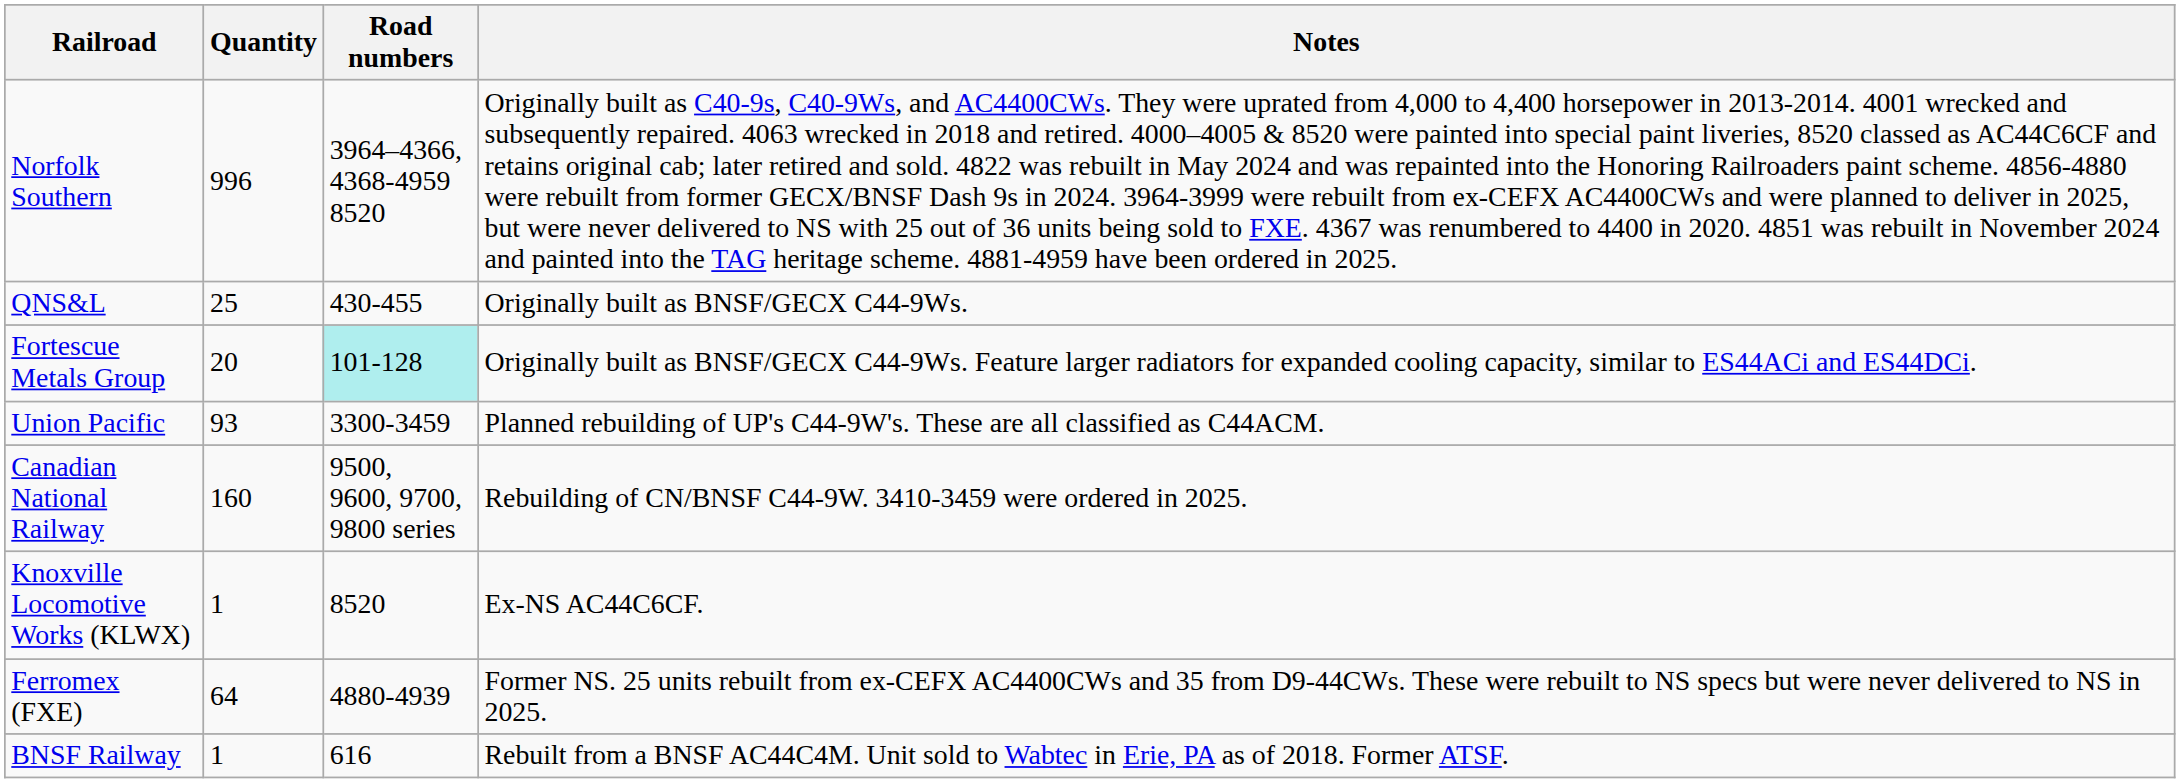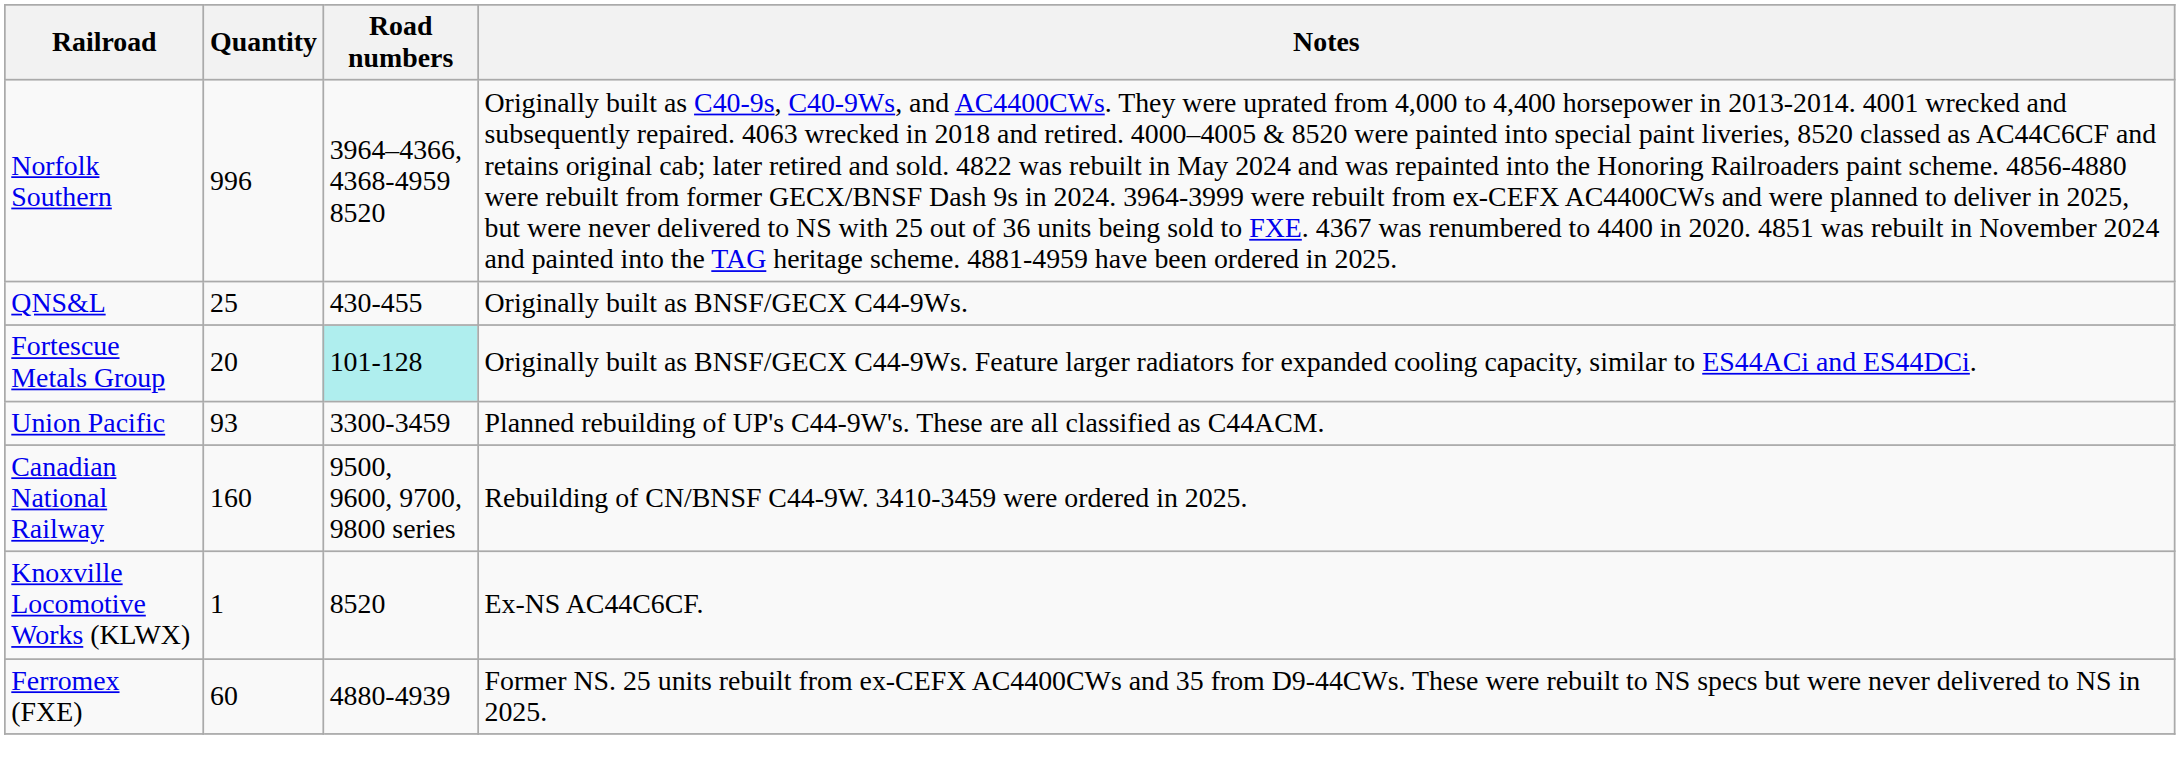(224, 695) 64 -> (224, 695) 60
- row: (96, 755)
